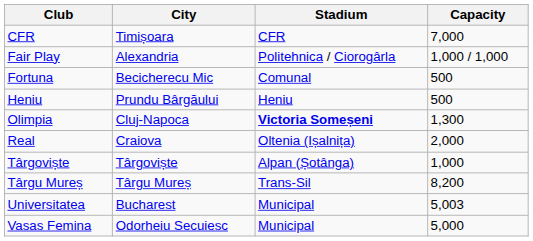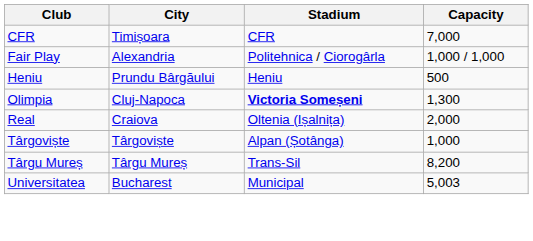- row: (30, 78)
- row: (49, 225)
